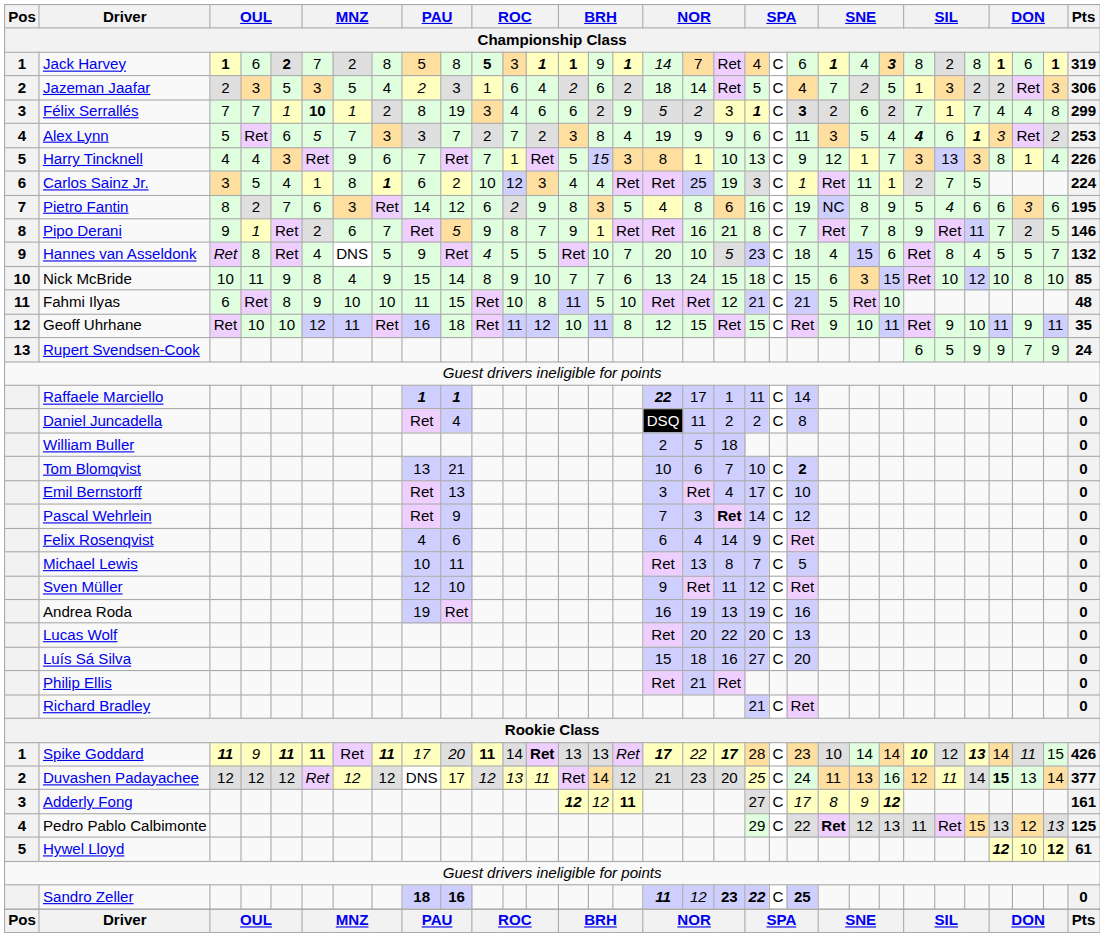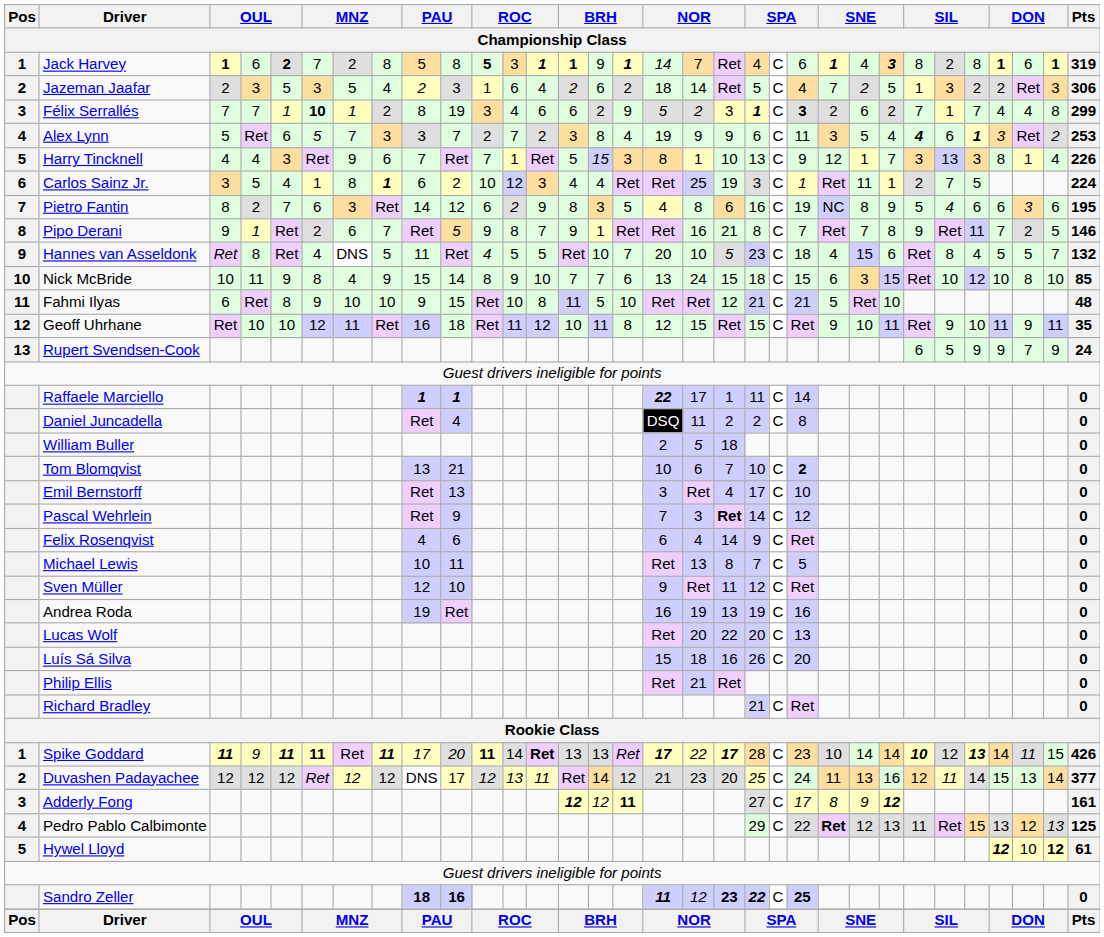(422, 254) 9 -> (422, 254) 11
(422, 302) 11 -> (422, 302) 9
(757, 659) 27 -> (757, 659) 26
(1001, 778) bold -> (1001, 778) normal
